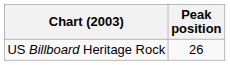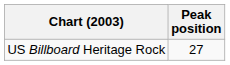(196, 49) 26 -> (196, 49) 27
